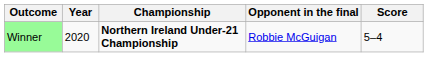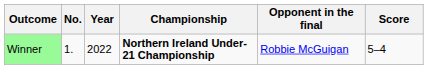+ column: (73, 19)
(77, 36) 2020 -> (99, 49) 2022
